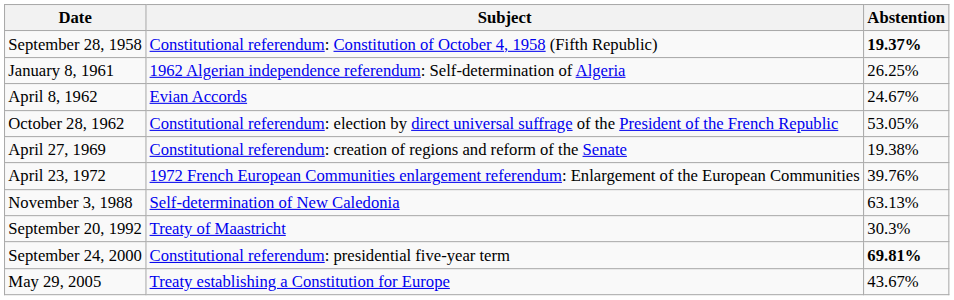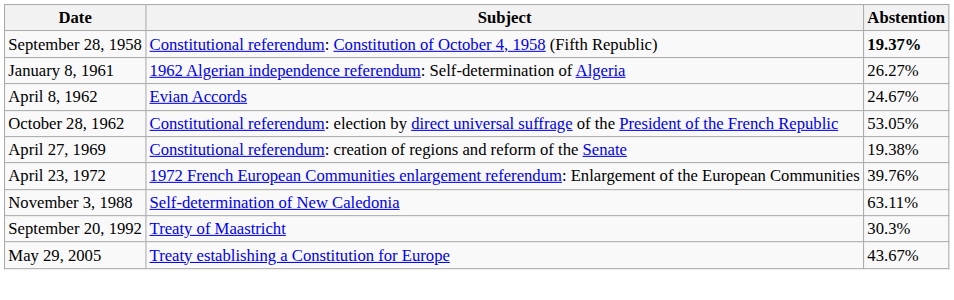(893, 70) 26.25% -> (893, 70) 26.27%
(893, 202) 63.13% -> (893, 202) 63.11%
- row: (75, 255)
